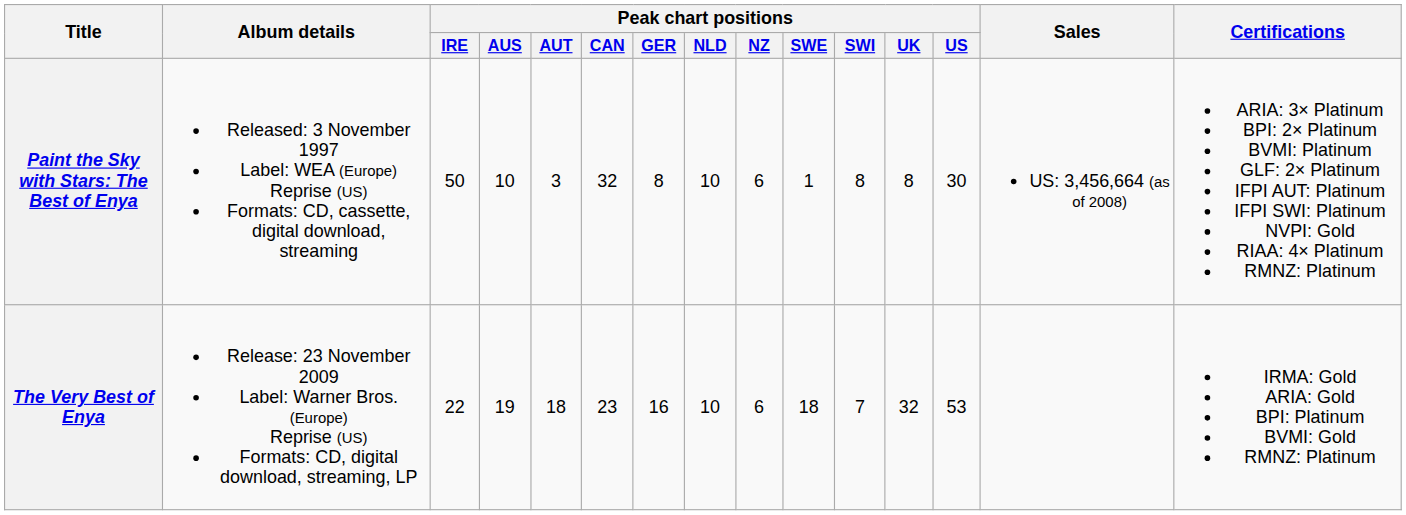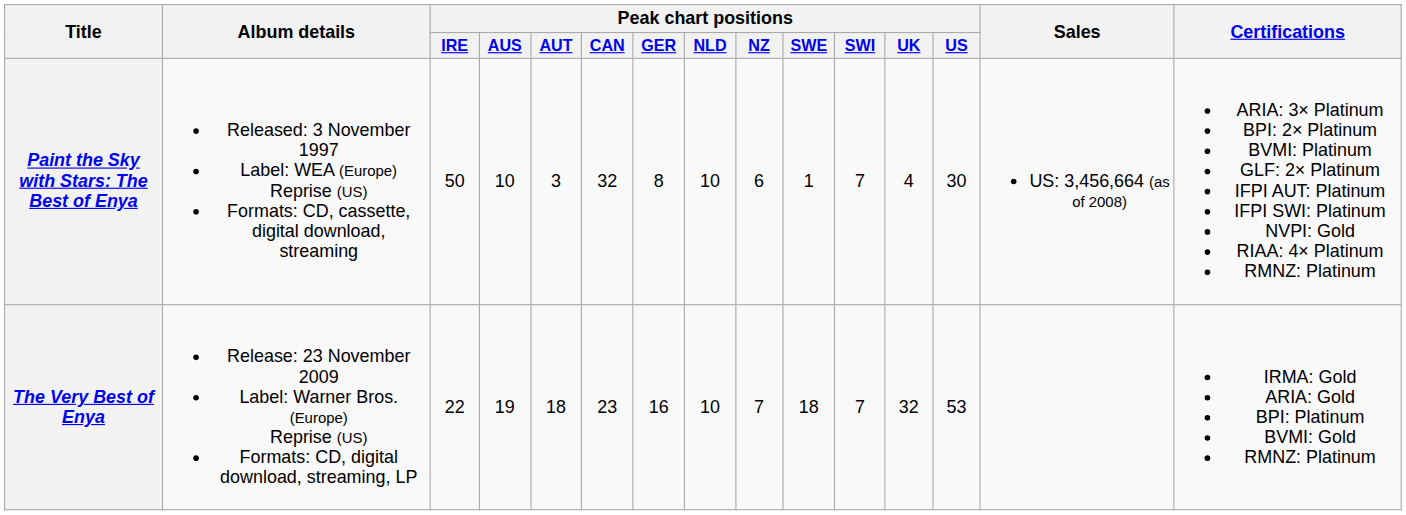(860, 181) 8 -> (860, 181) 7
(909, 181) 8 -> (909, 181) 4
(759, 406) 6 -> (759, 406) 7
